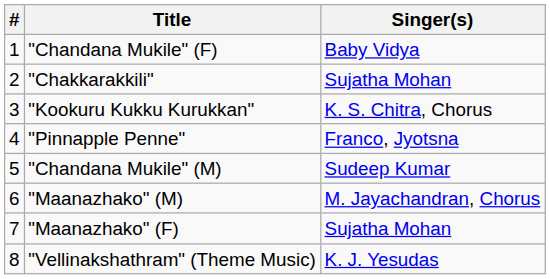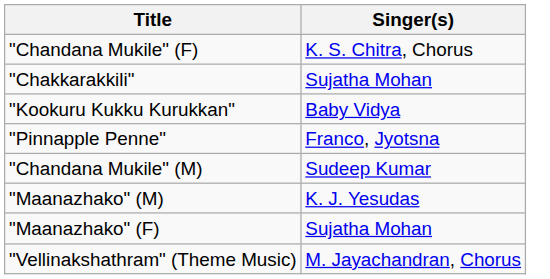- column: (14, 20)
(372, 50) Baby Vidya -> (389, 50) K. S. Chitra, Chorus
(408, 109) K. S. Chitra, Chorus -> (353, 109) Baby Vidya
(432, 199) M. Jayachandran, Chorus -> (362, 199) K. J. Yesudas
(382, 258) K. J. Yesudas -> (413, 258) M. Jayachandran, Chorus
